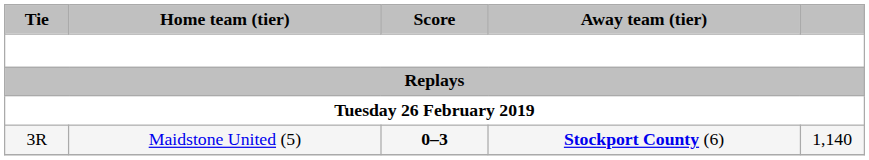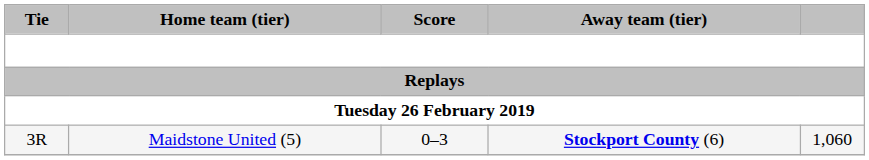(434, 140) bold -> (434, 140) normal
(832, 140) 1,140 -> (832, 140) 1,060
